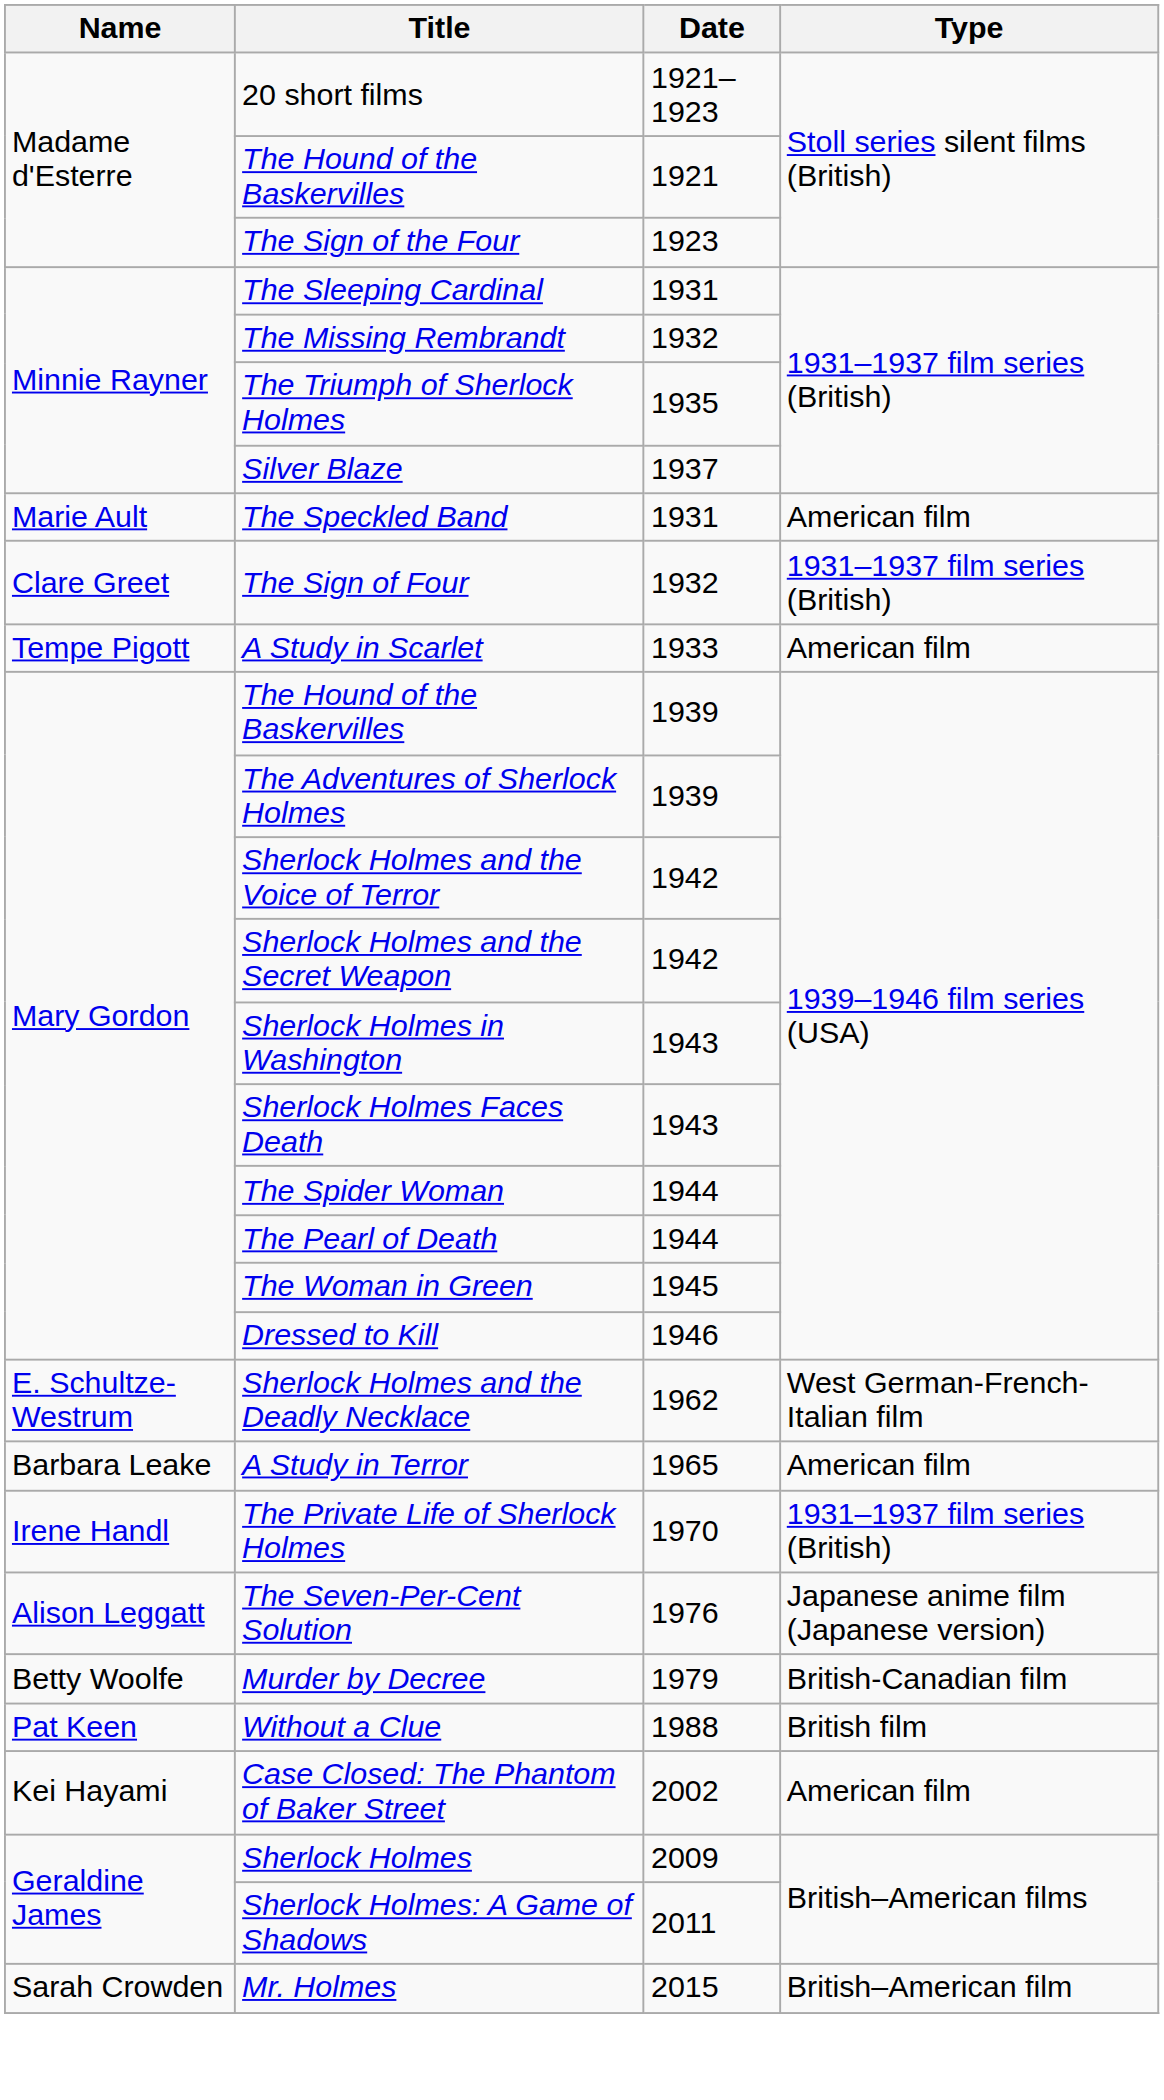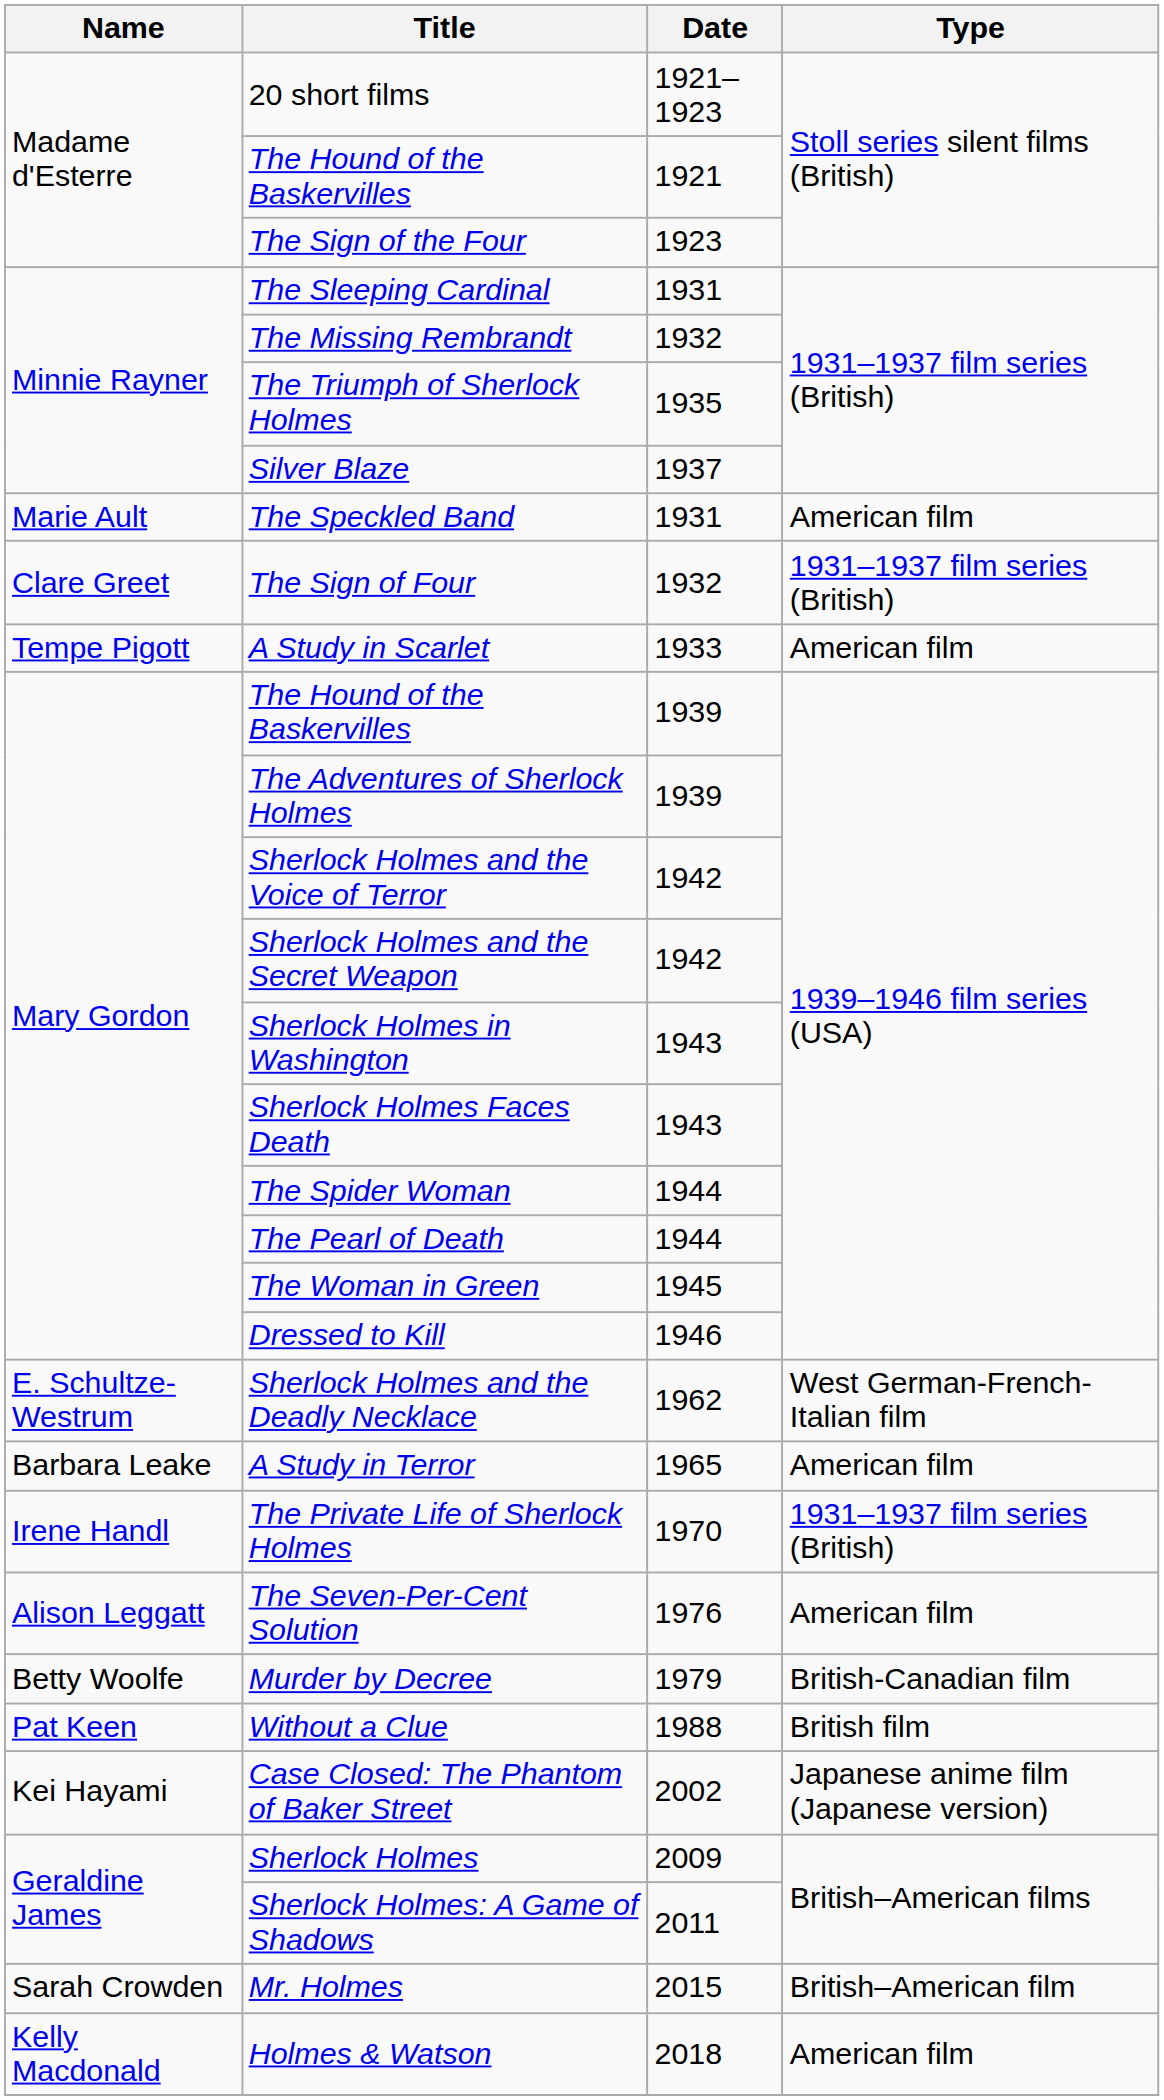(926, 1613) Japanese anime film (Japanese version) -> (882, 1613) American film
(879, 1792) American film -> (929, 1792) Japanese anime film (Japanese version)
+ row: (370, 2053)
